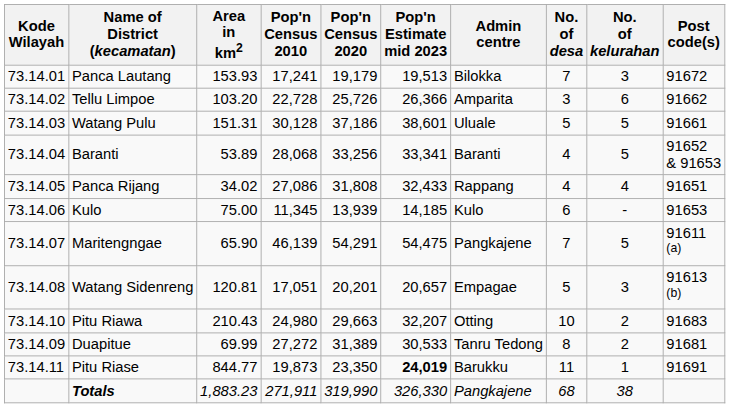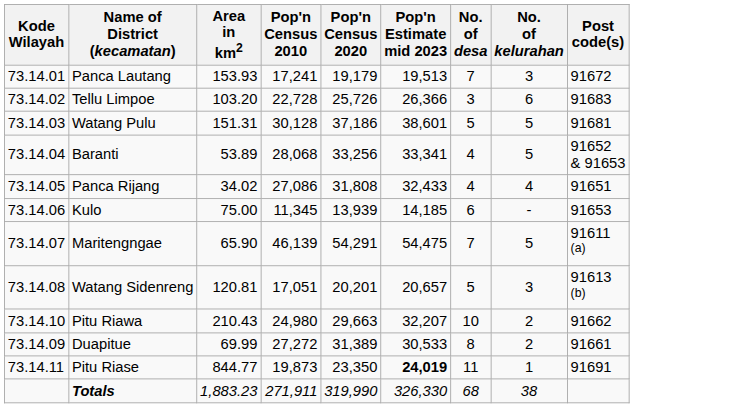- column: (498, 34)
(687, 99) 91662 -> (591, 99) 91683
(687, 123) 91661 -> (591, 123) 91681
(687, 321) 91683 -> (591, 321) 91662
(687, 344) 91681 -> (591, 344) 91661
